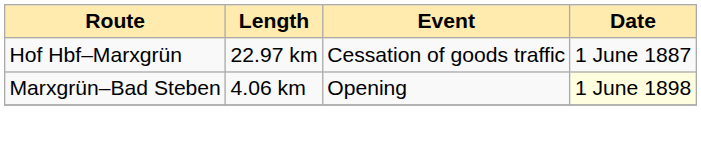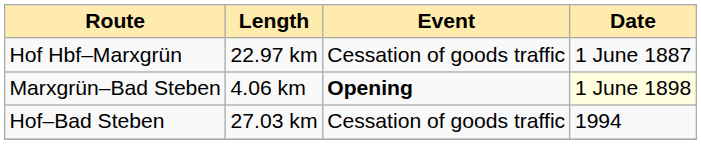(367, 88) normal -> (370, 88) bold
+ row: (87, 121)
